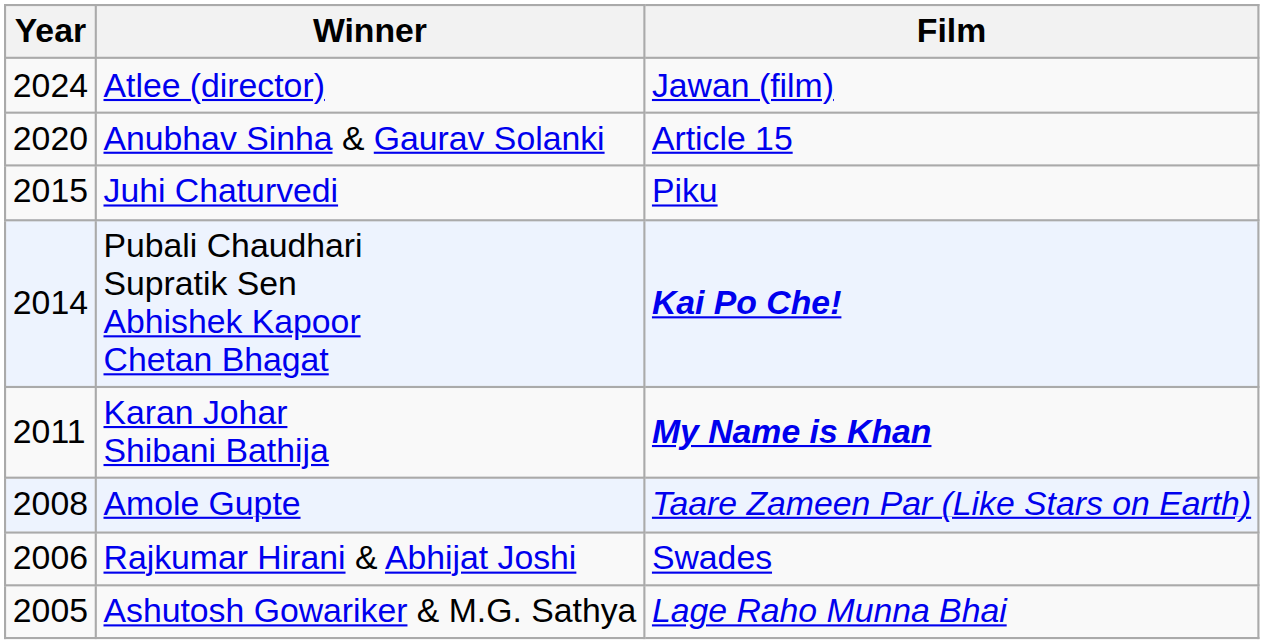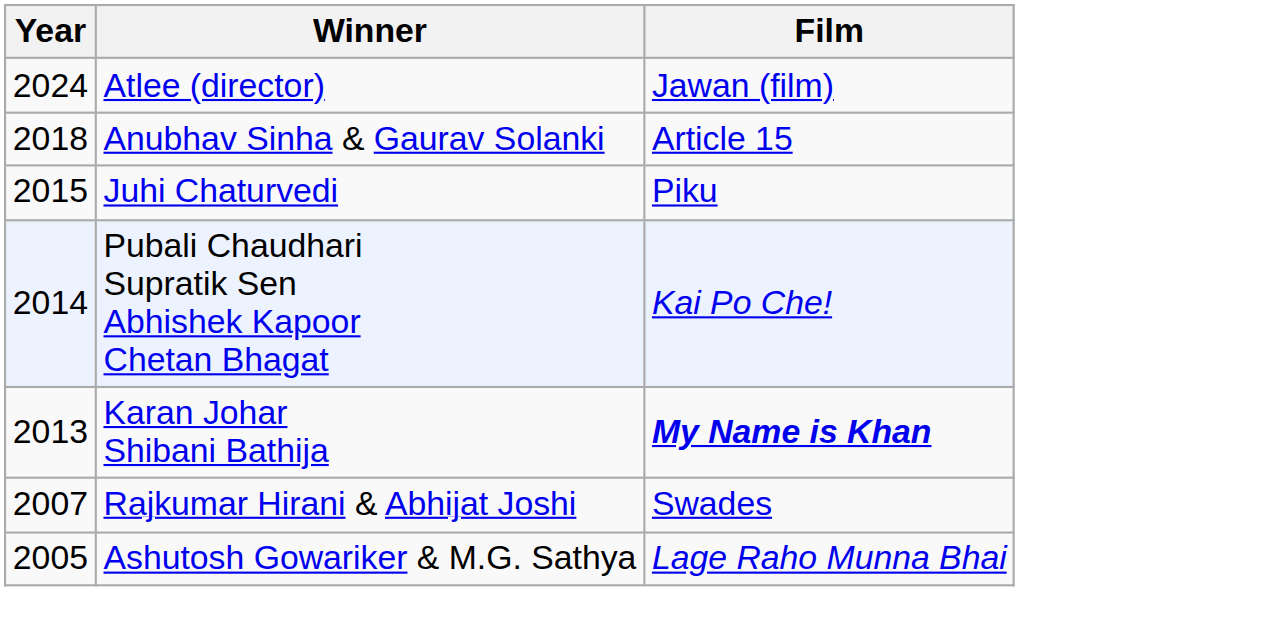(50, 138) 2020 -> (50, 138) 2018
(747, 302) bold -> (742, 302) normal
(49, 431) 2011 -> (50, 431) 2013
- row: (202, 504)
(50, 557) 2006 -> (50, 504) 2007
